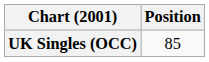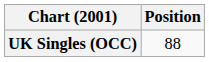(173, 43) 85 -> (173, 43) 88
